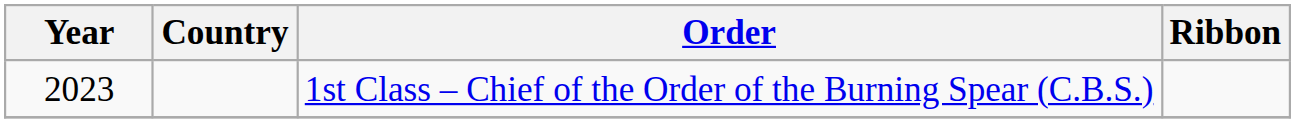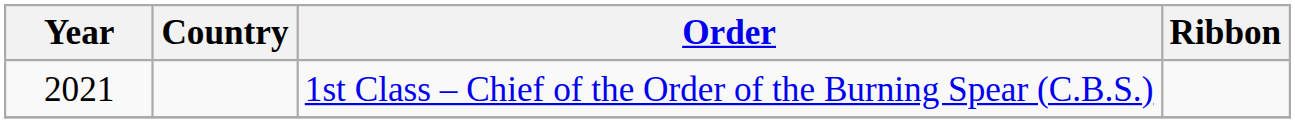(79, 88) 2023 -> (79, 88) 2021
